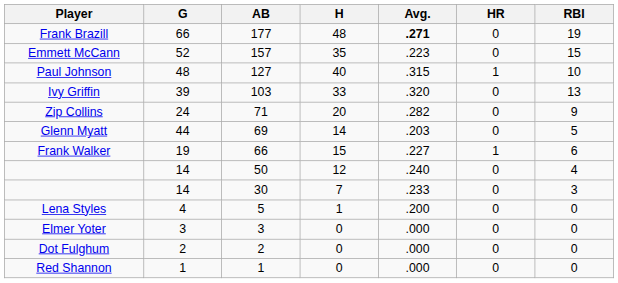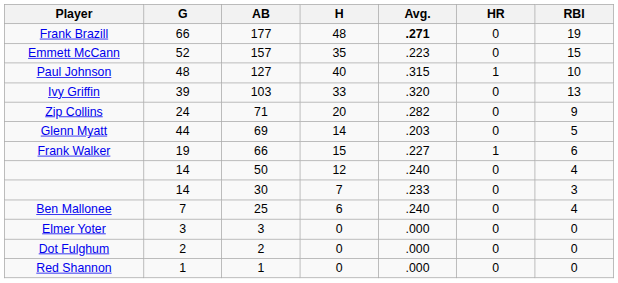+ row: (74, 209)
- row: (74, 209)
